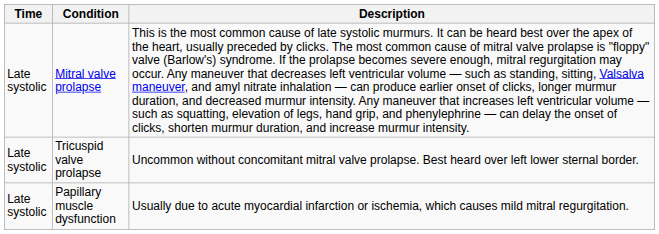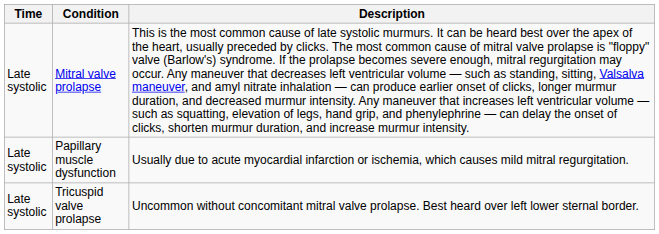rows swapped: (79, 160) <-> (85, 206)
